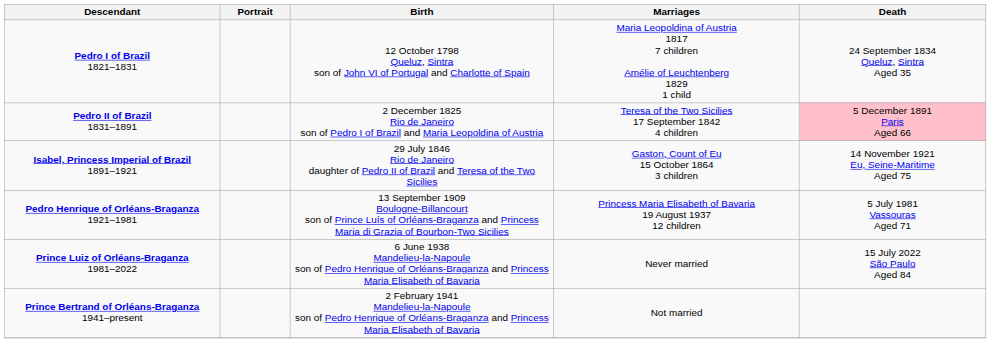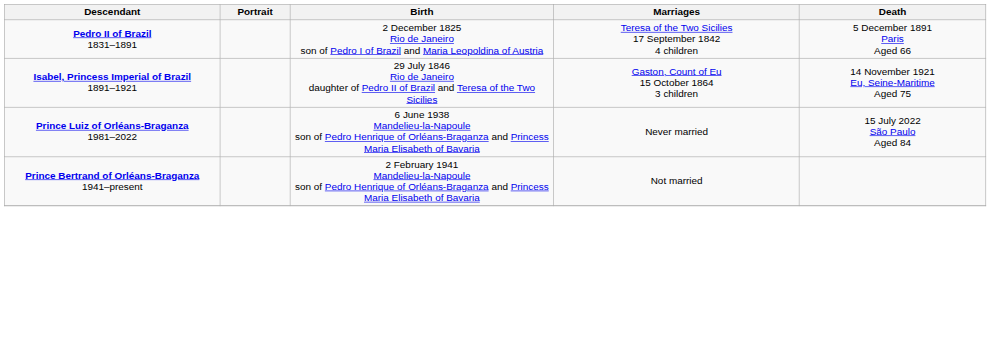- row: (112, 61)
(893, 121) pink background -> (893, 39) no background
- row: (112, 214)
